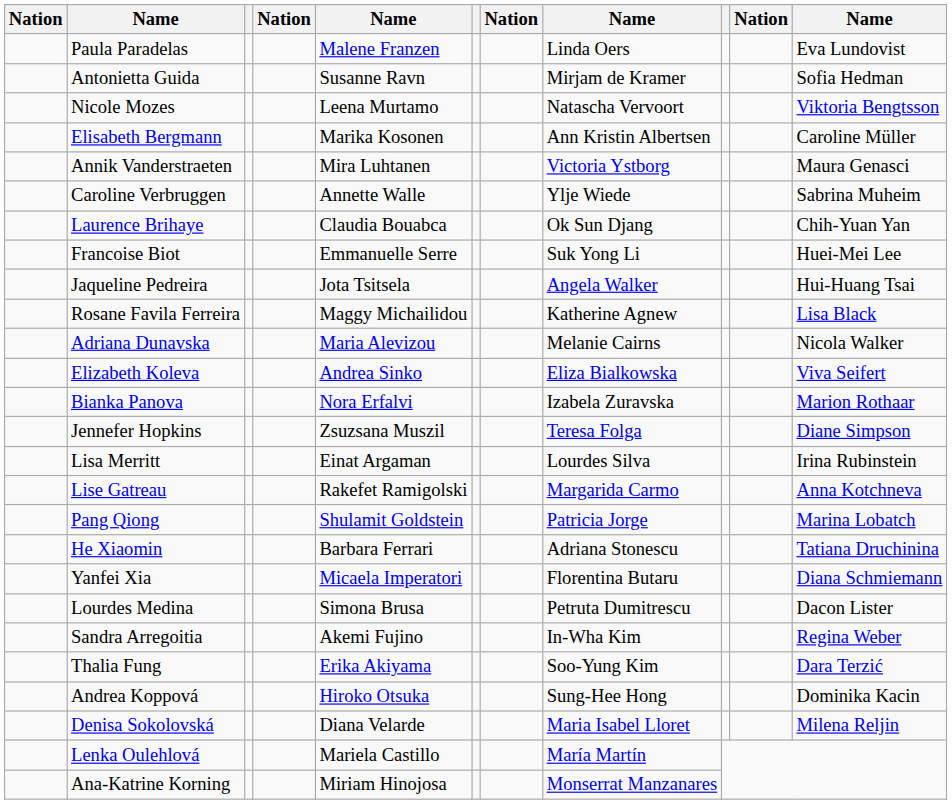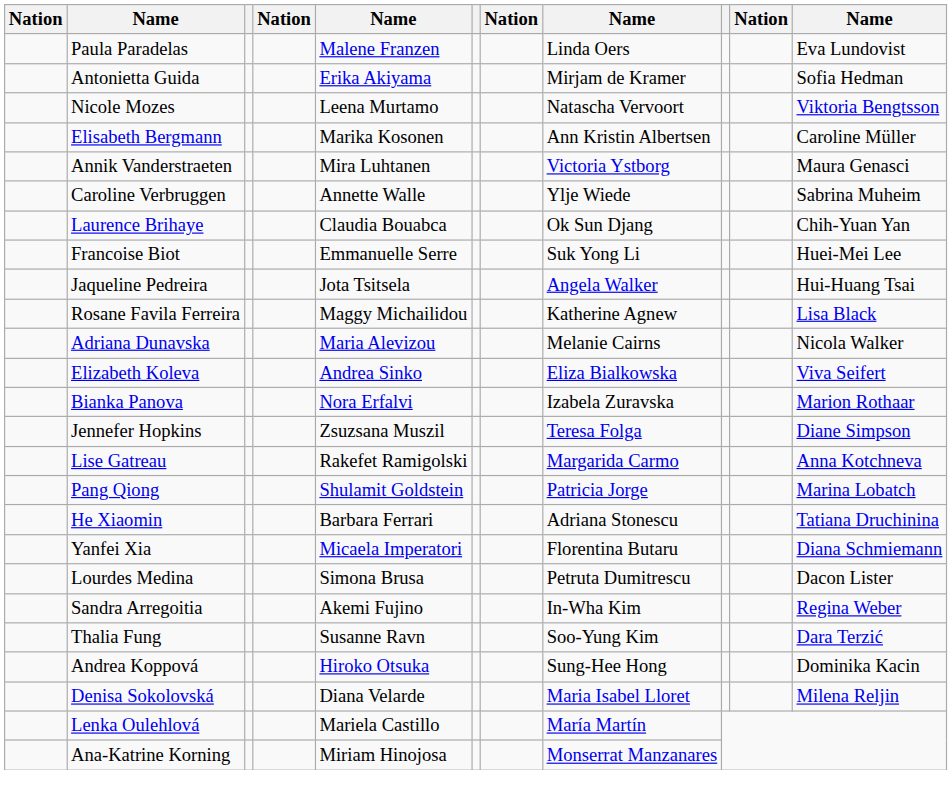(372, 78) Susanne Ravn -> (375, 78) Erika Akiyama
- row: (116, 460)
(375, 666) Erika Akiyama -> (372, 637) Susanne Ravn
